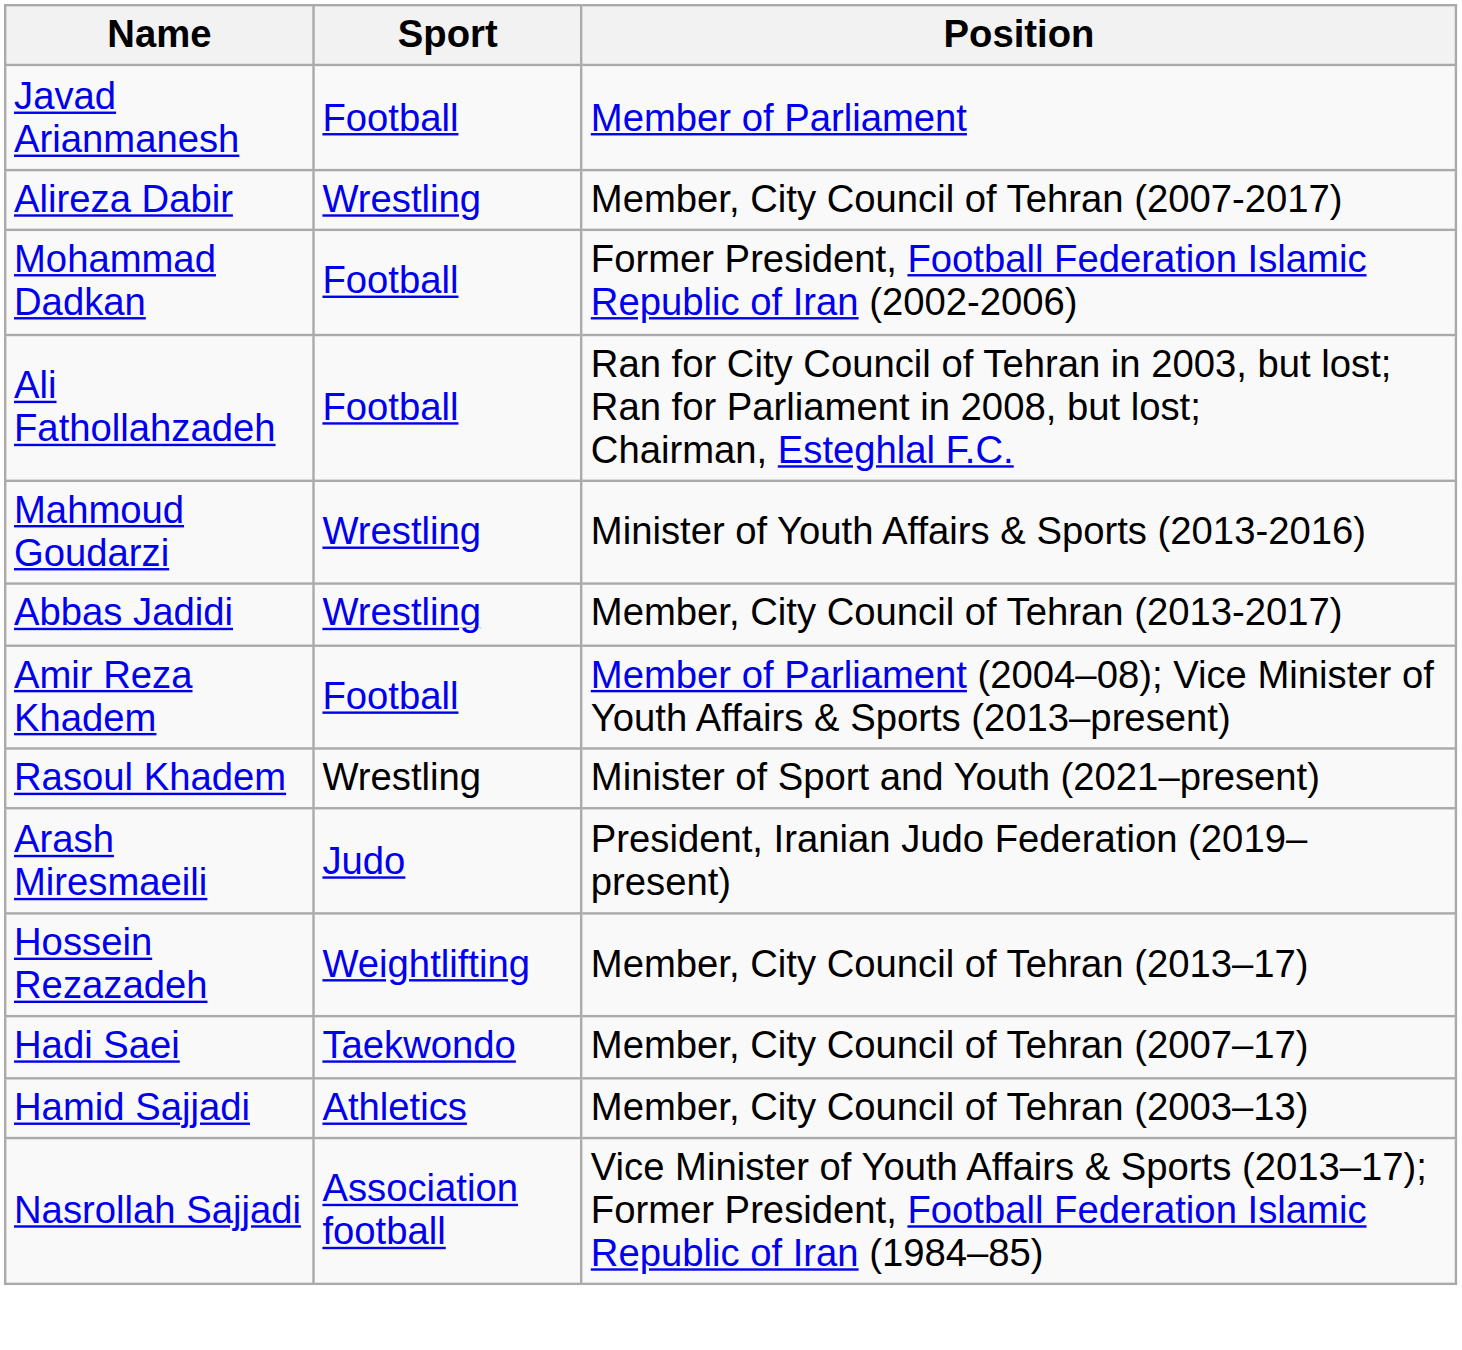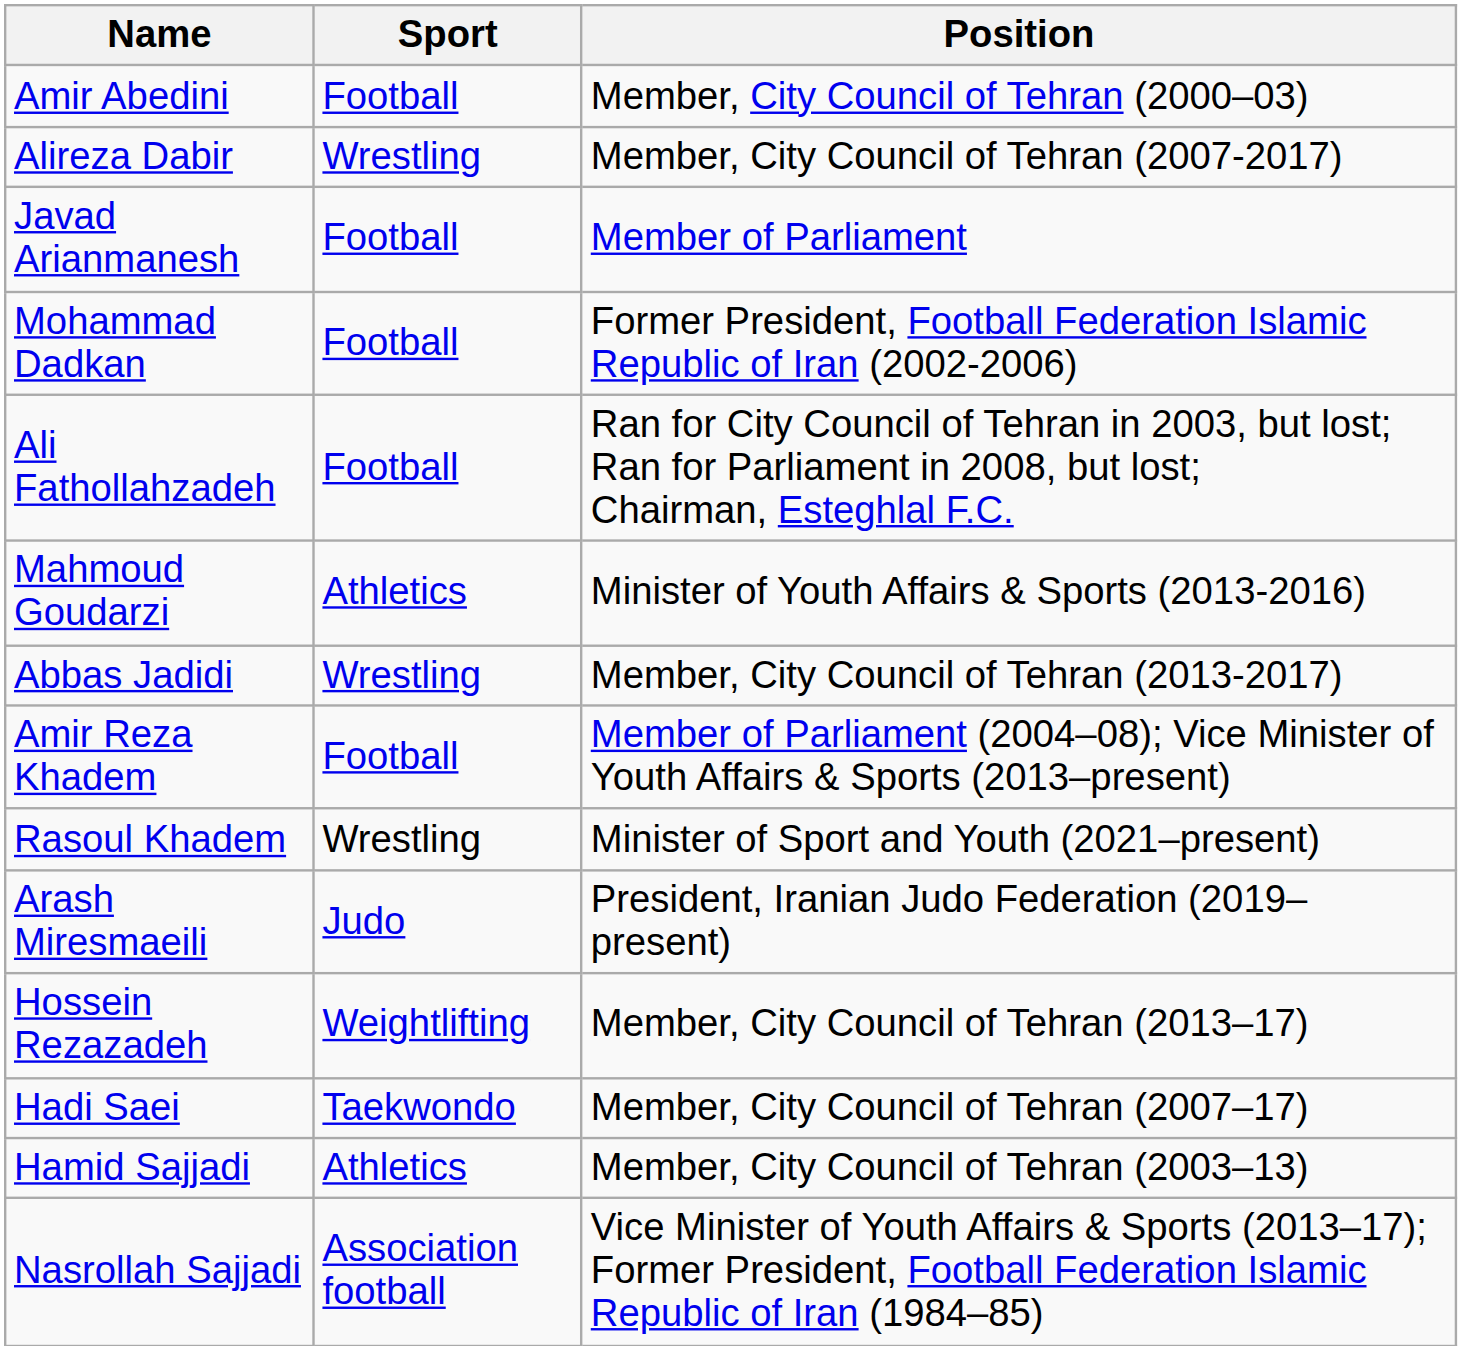+ row: (121, 95)
rows swapped: (127, 116) <-> (123, 199)
(402, 531) Wrestling -> (395, 592) Athletics
